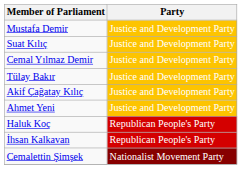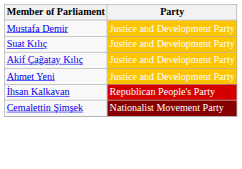- row: (50, 60)
- row: (31, 76)
- row: (29, 124)
